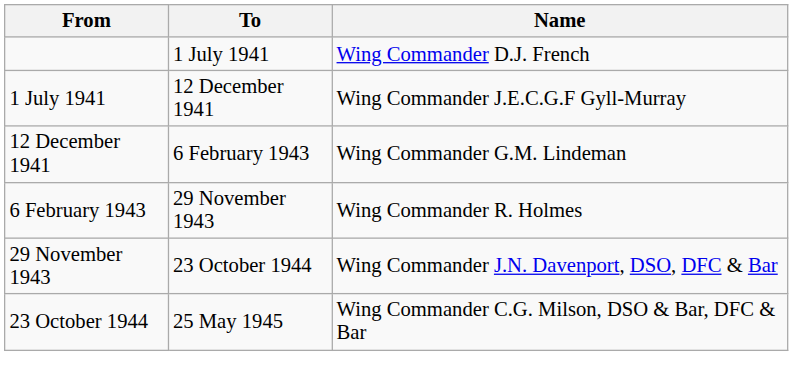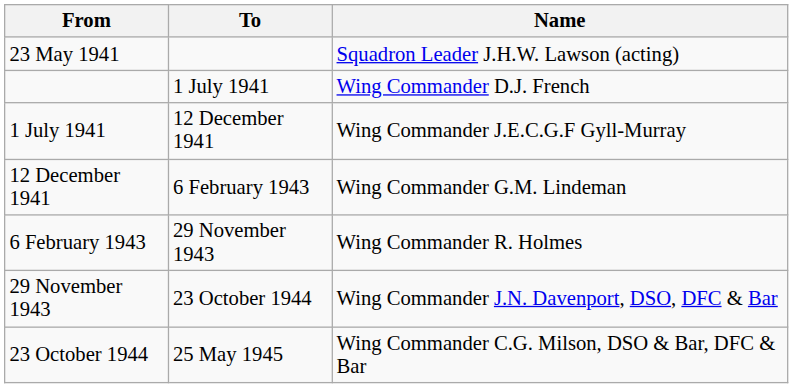+ row: (64, 53)
